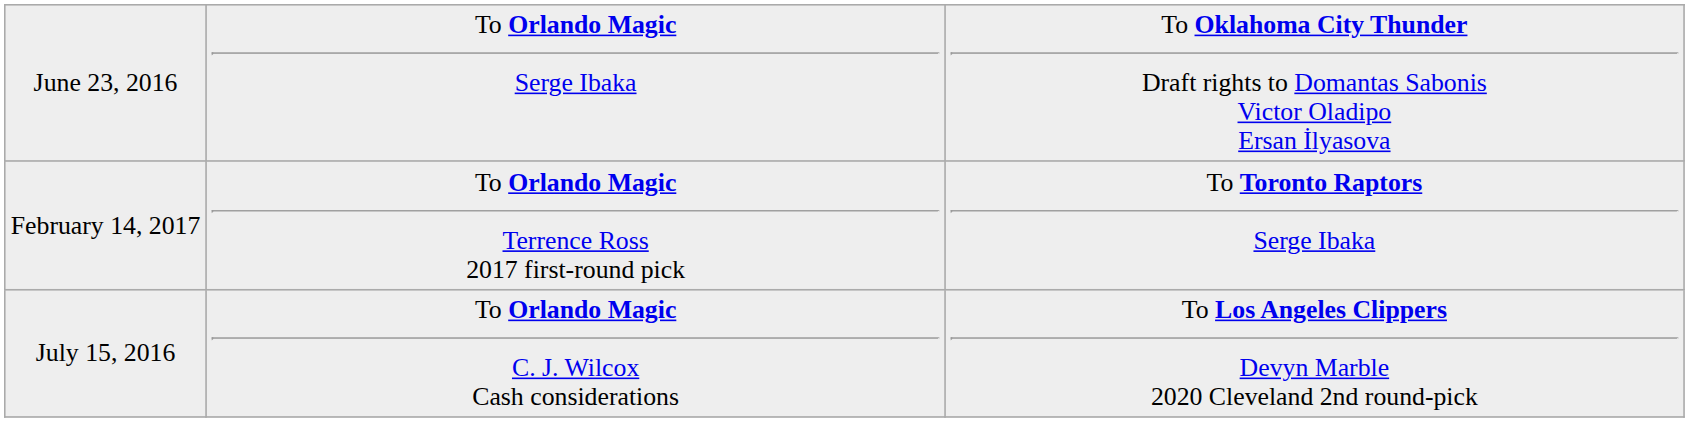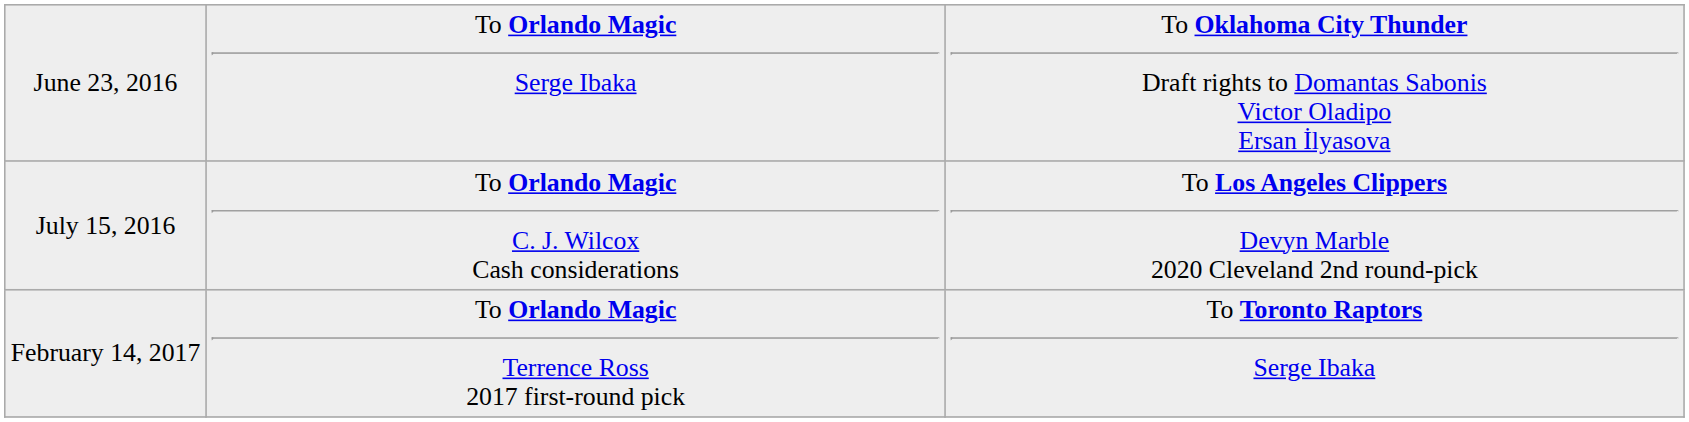rows swapped: (106, 352) <-> (106, 225)
